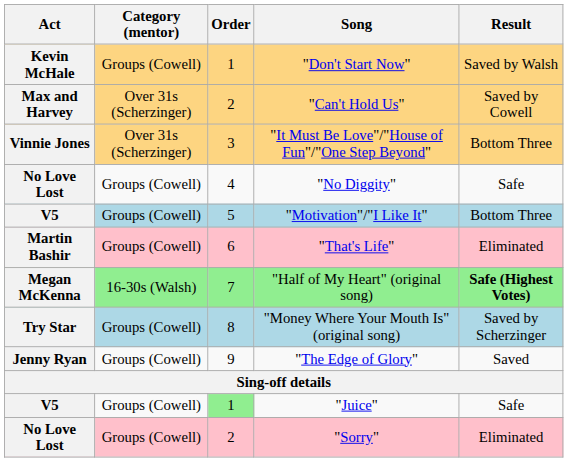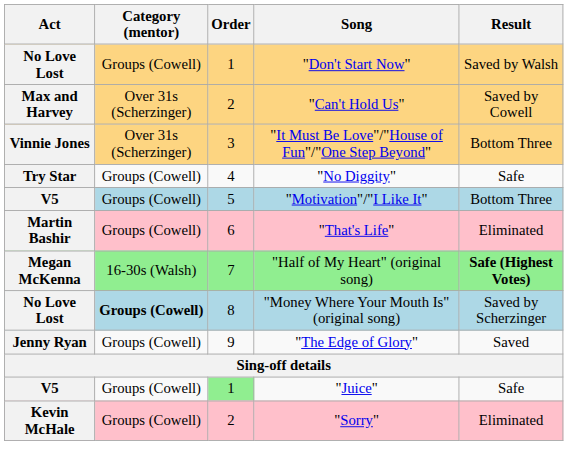(50, 64) Kevin McHale -> (50, 64) No Love Lost
(50, 184) No Love Lost -> (50, 175) Try Star
(50, 327) Try Star -> (50, 310) No Love Lost
(151, 327) normal -> (151, 310) bold
(50, 437) No Love Lost -> (50, 420) Kevin McHale
